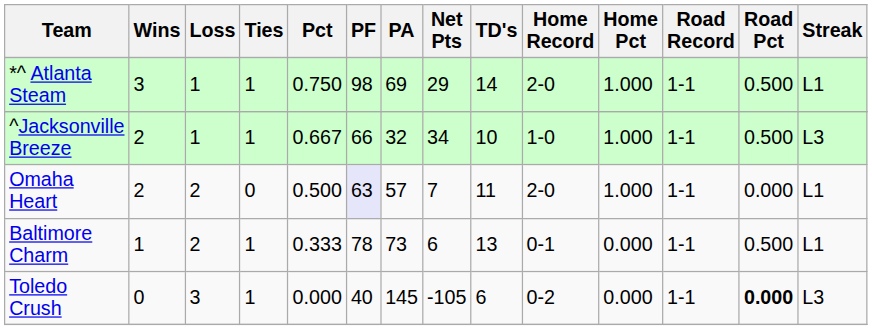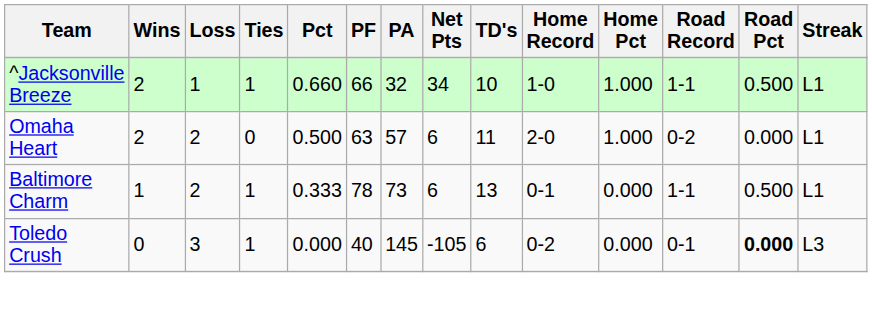- row: (50, 84)
(317, 137) 0.667 -> (317, 84) 0.660
(813, 137) L3 -> (813, 84) L1
(362, 191) lavender background -> (362, 137) no background
(433, 191) 7 -> (433, 137) 6
(681, 191) 1-1 -> (681, 137) 0-2
(681, 297) 1-1 -> (681, 244) 0-1
